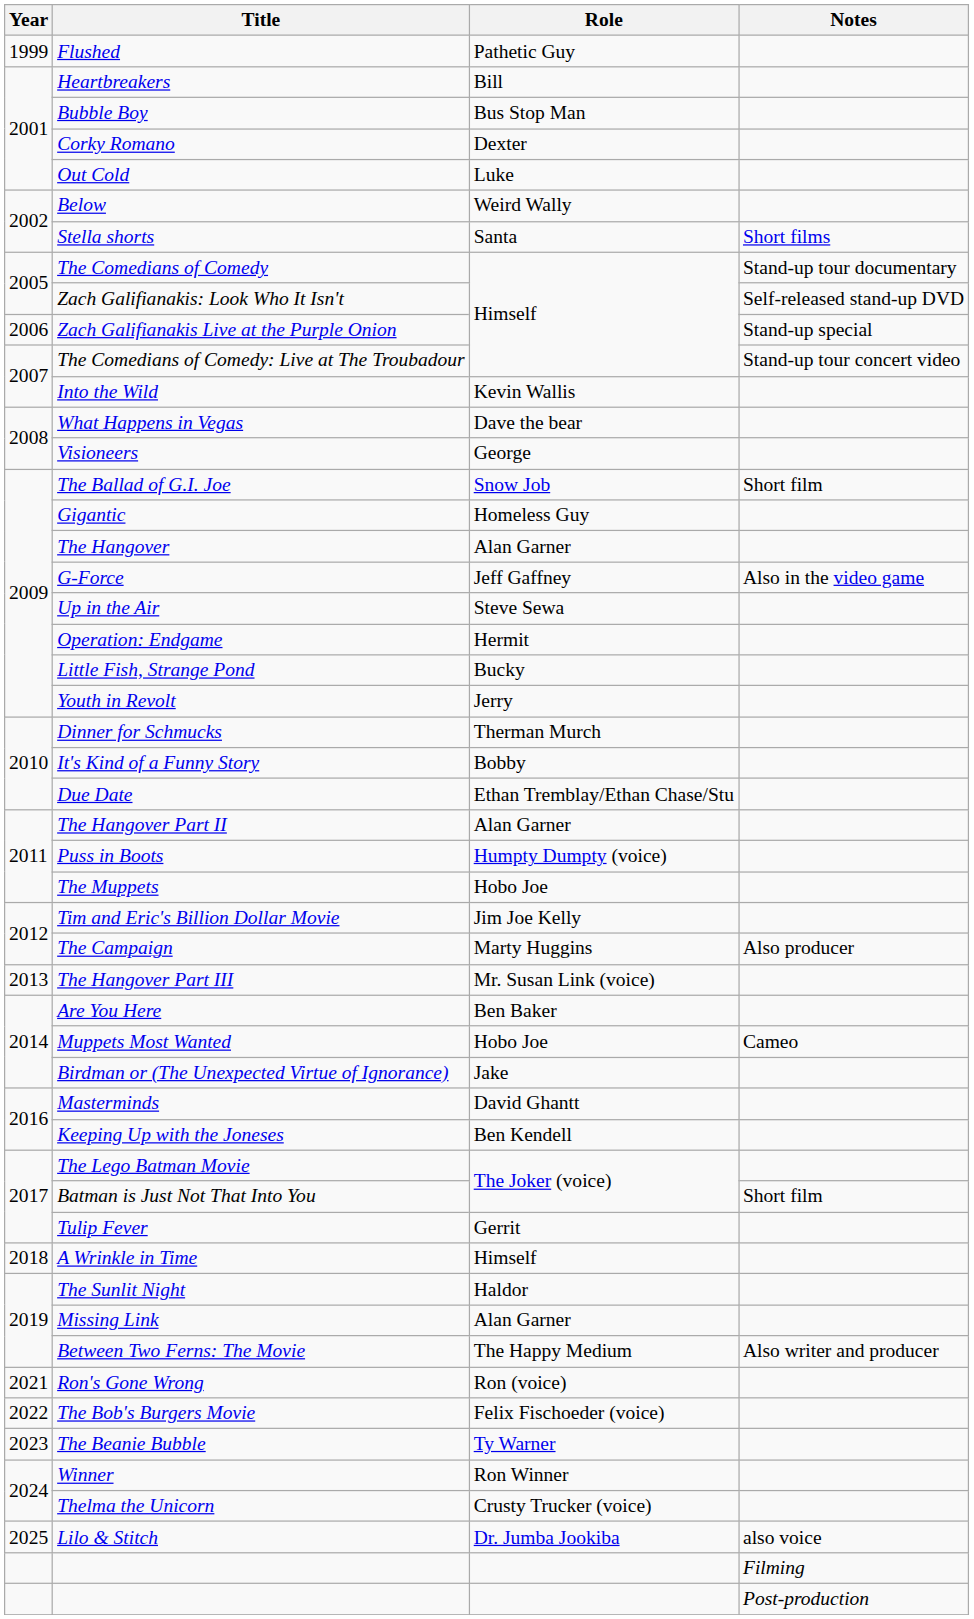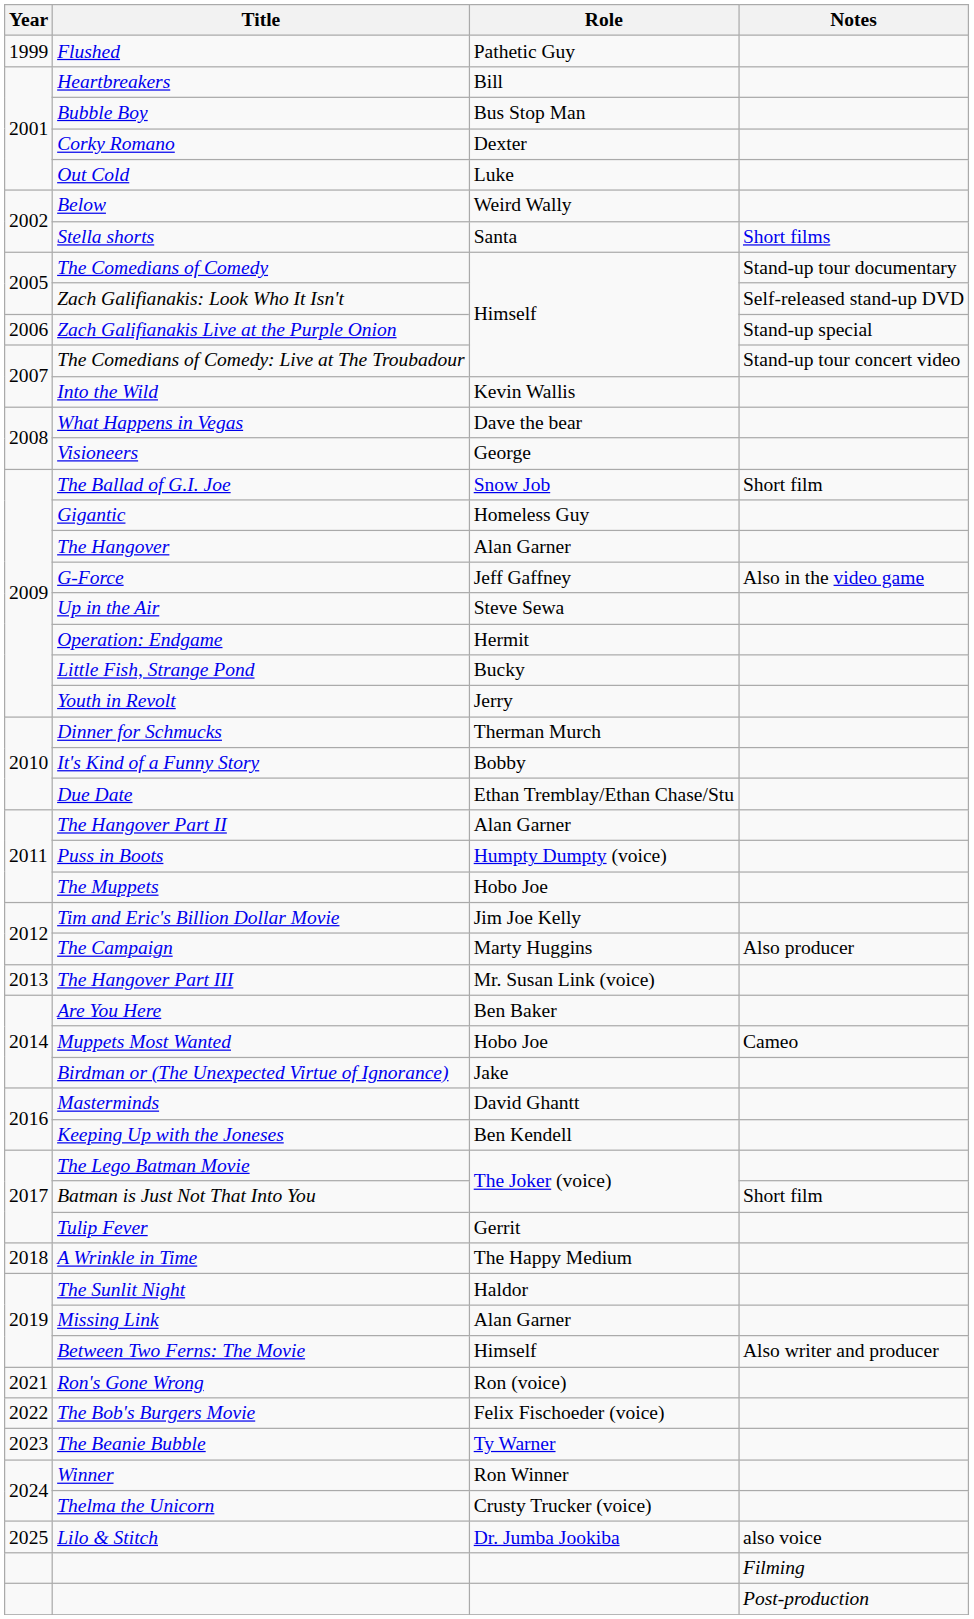(505, 1258) Himself -> (553, 1258) The Happy Medium
(553, 1351) The Happy Medium -> (505, 1351) Himself
